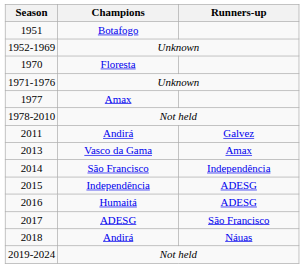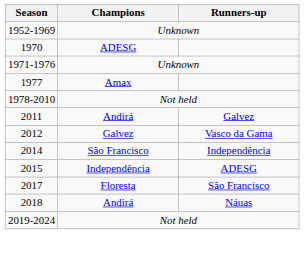- row: (32, 30)
(118, 64) Floresta -> (118, 47) ADESG
+ row: (32, 133)
- row: (32, 151)
- row: (32, 202)
(118, 220) ADESG -> (118, 185) Floresta
